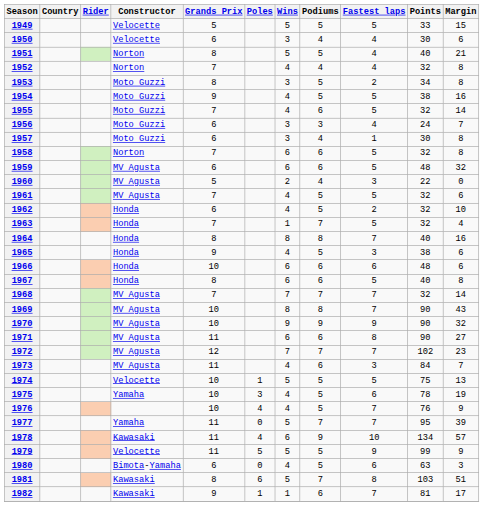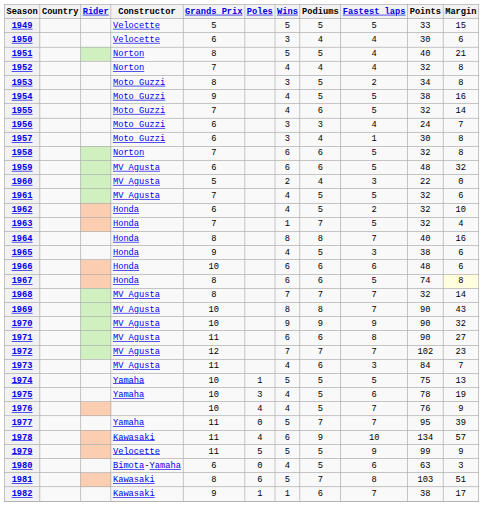(425, 281) 40 -> (425, 281) 74
(461, 281) no background -> (461, 281) lightyellow background
(214, 295) 7 -> (214, 295) 8
(136, 381) Velocette -> (129, 381) Yamaha
(425, 494) 81 -> (425, 494) 38
